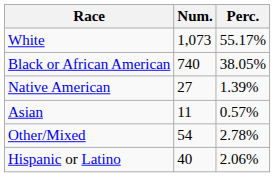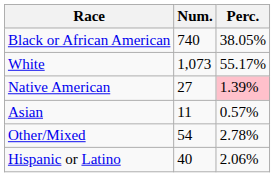rows swapped: (26, 40) <-> (89, 64)
(239, 87) no background -> (239, 87) pink background
